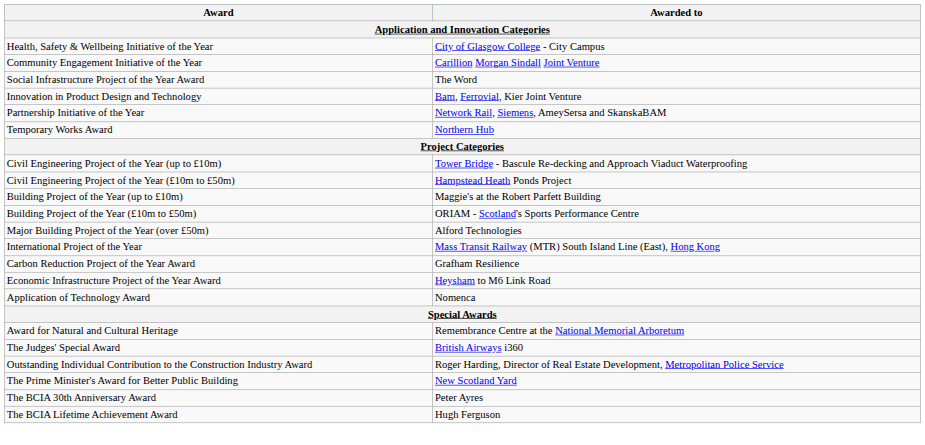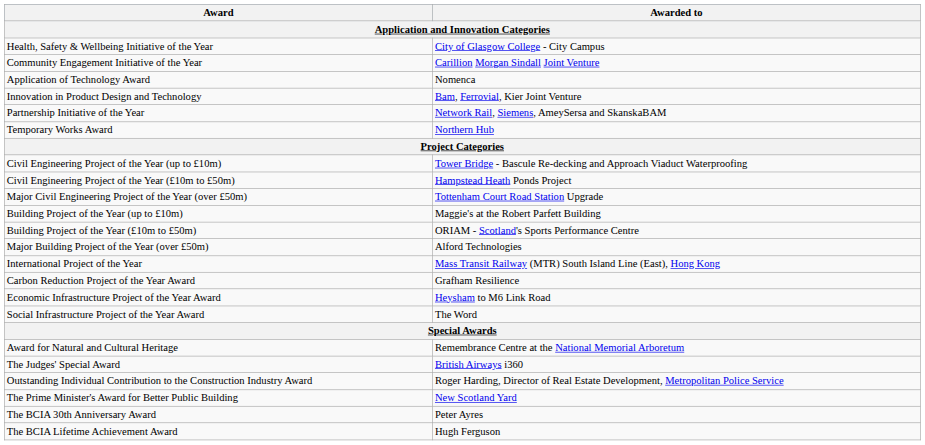rows swapped: (78, 297) <-> (106, 79)
+ row: (127, 197)
